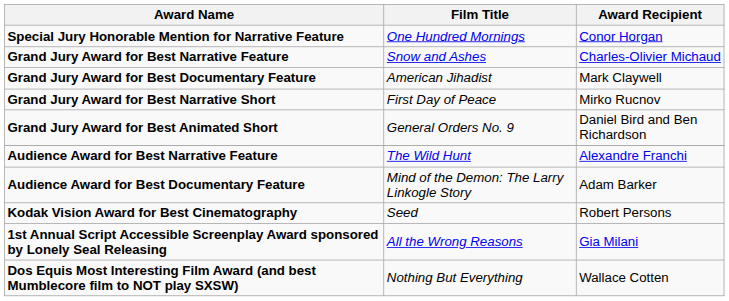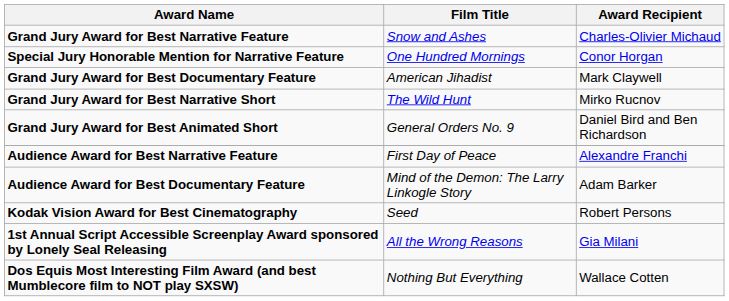rows swapped: (148, 57) <-> (176, 36)
(441, 99) First Day of Peace -> (429, 99) The Wild Hunt
(429, 156) The Wild Hunt -> (441, 156) First Day of Peace
